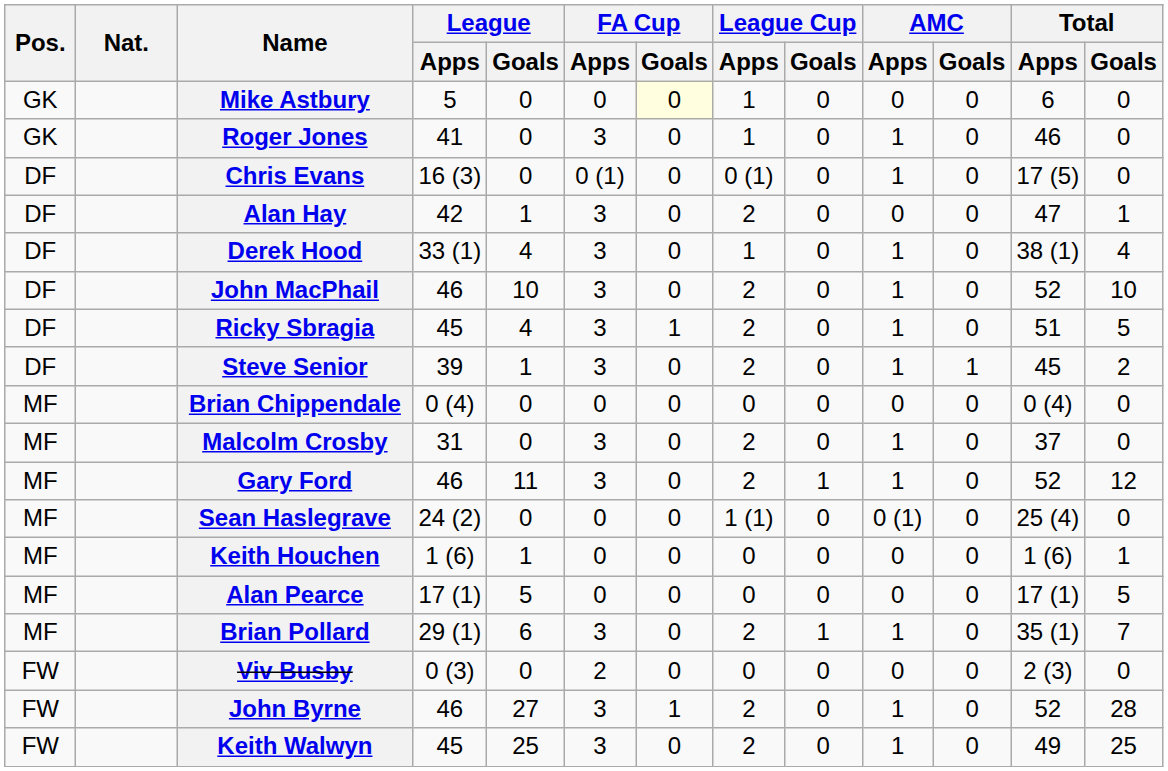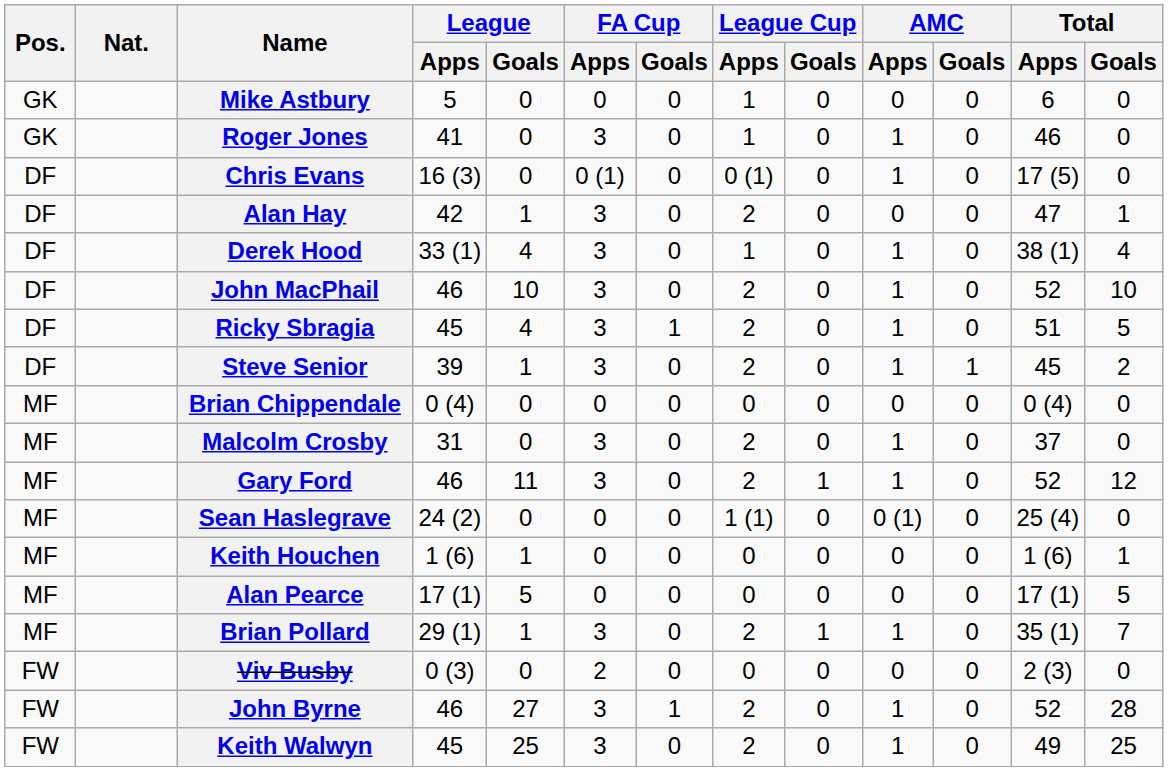(674, 99) lightyellow background -> (674, 99) no background
(526, 632) 6 -> (526, 632) 1
